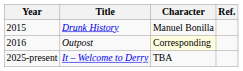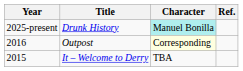(16, 27) 2015 -> (32, 27) 2025-present
(183, 27) no background -> (183, 27) paleturquoise background
(32, 58) 2025-present -> (16, 58) 2015
